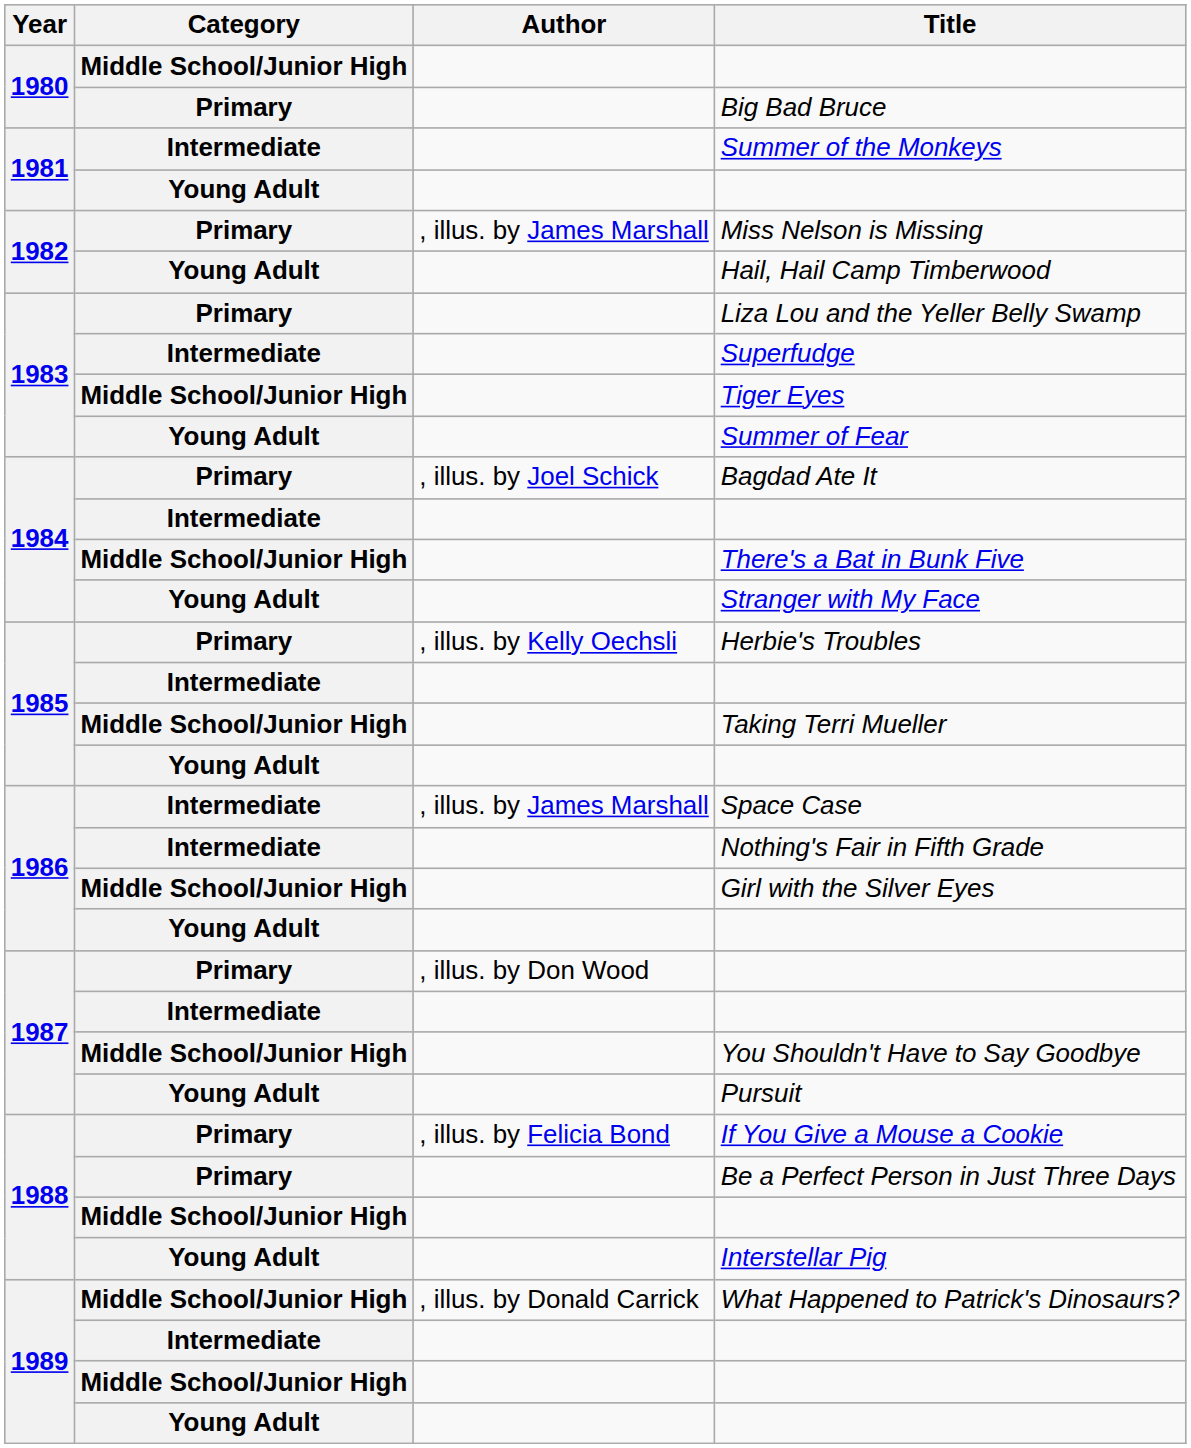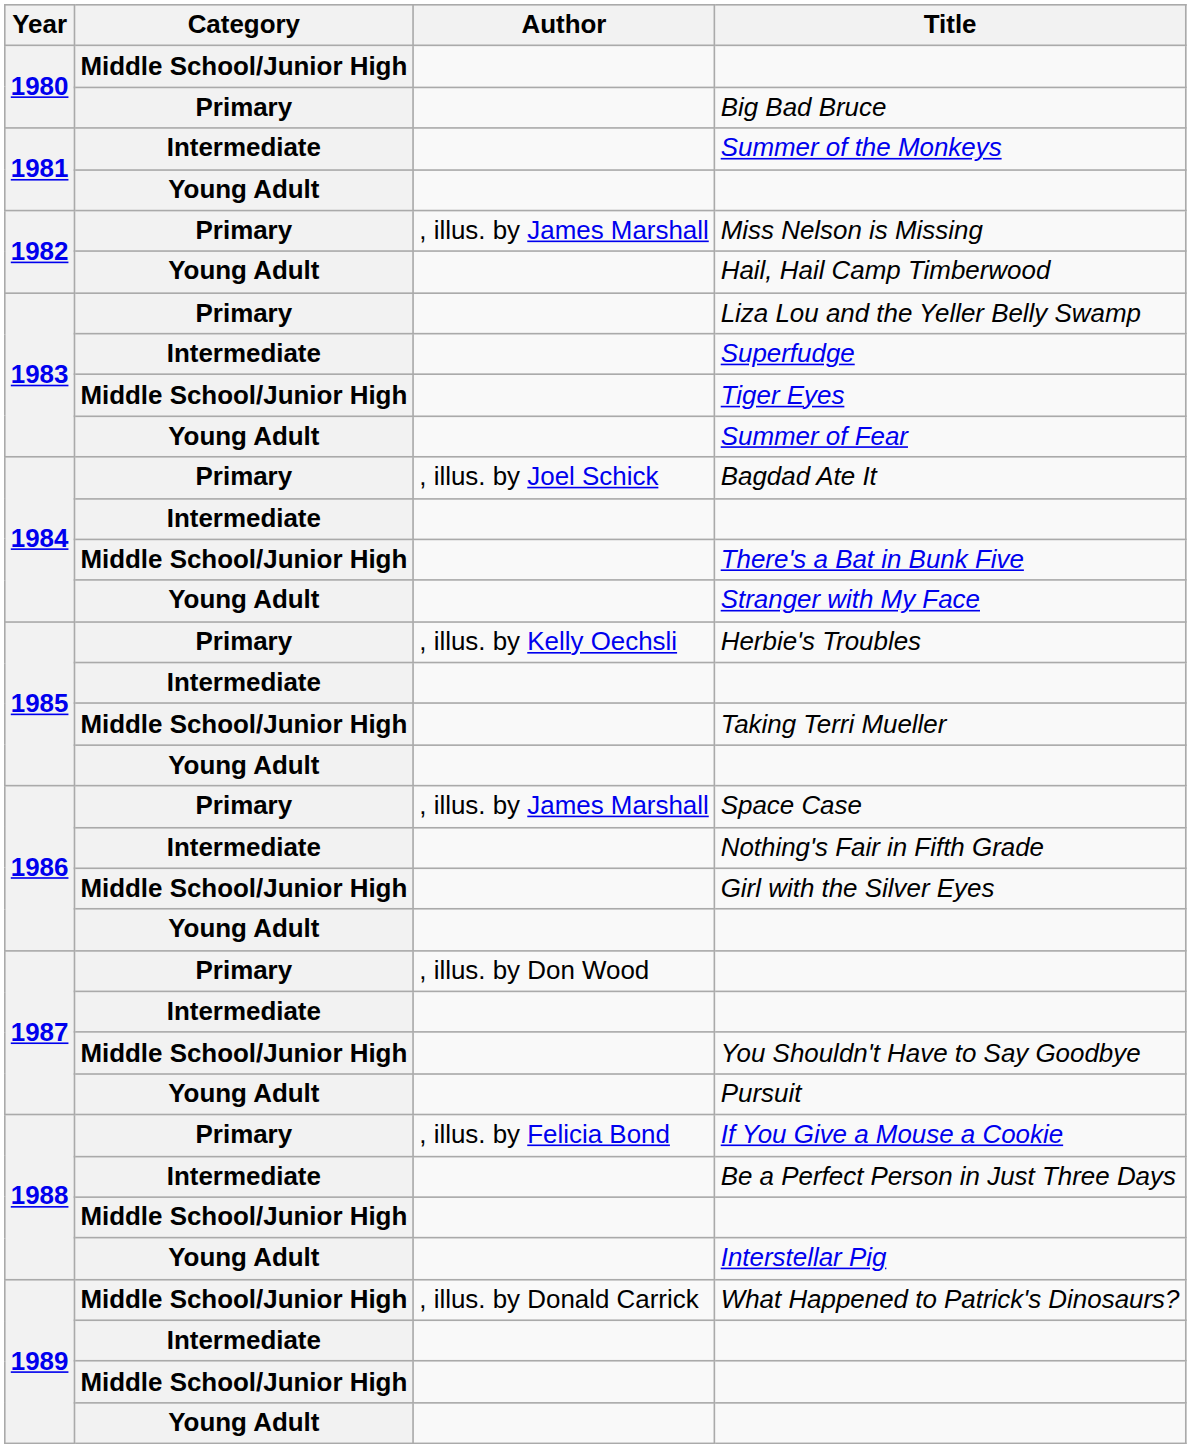(244, 806) Intermediate -> (244, 806) Primary
(244, 1176) Primary -> (244, 1176) Intermediate
